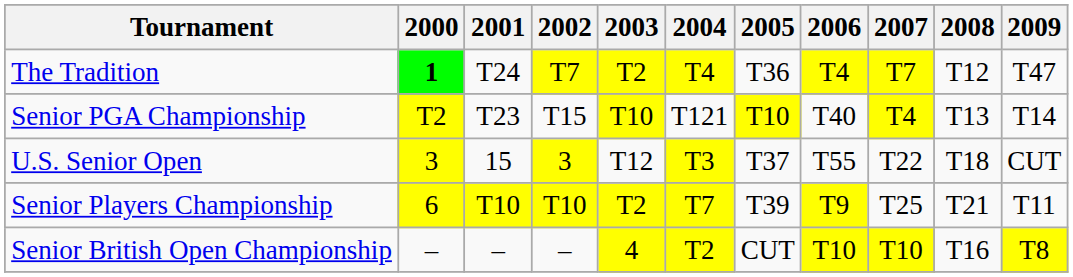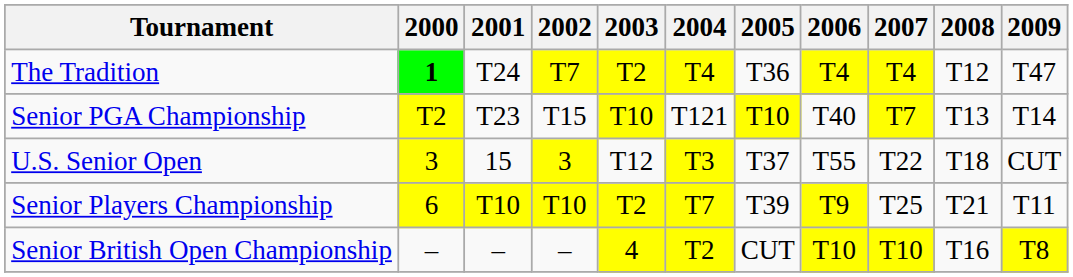(901, 71) T7 -> (901, 71) T4
(901, 116) T4 -> (901, 116) T7
